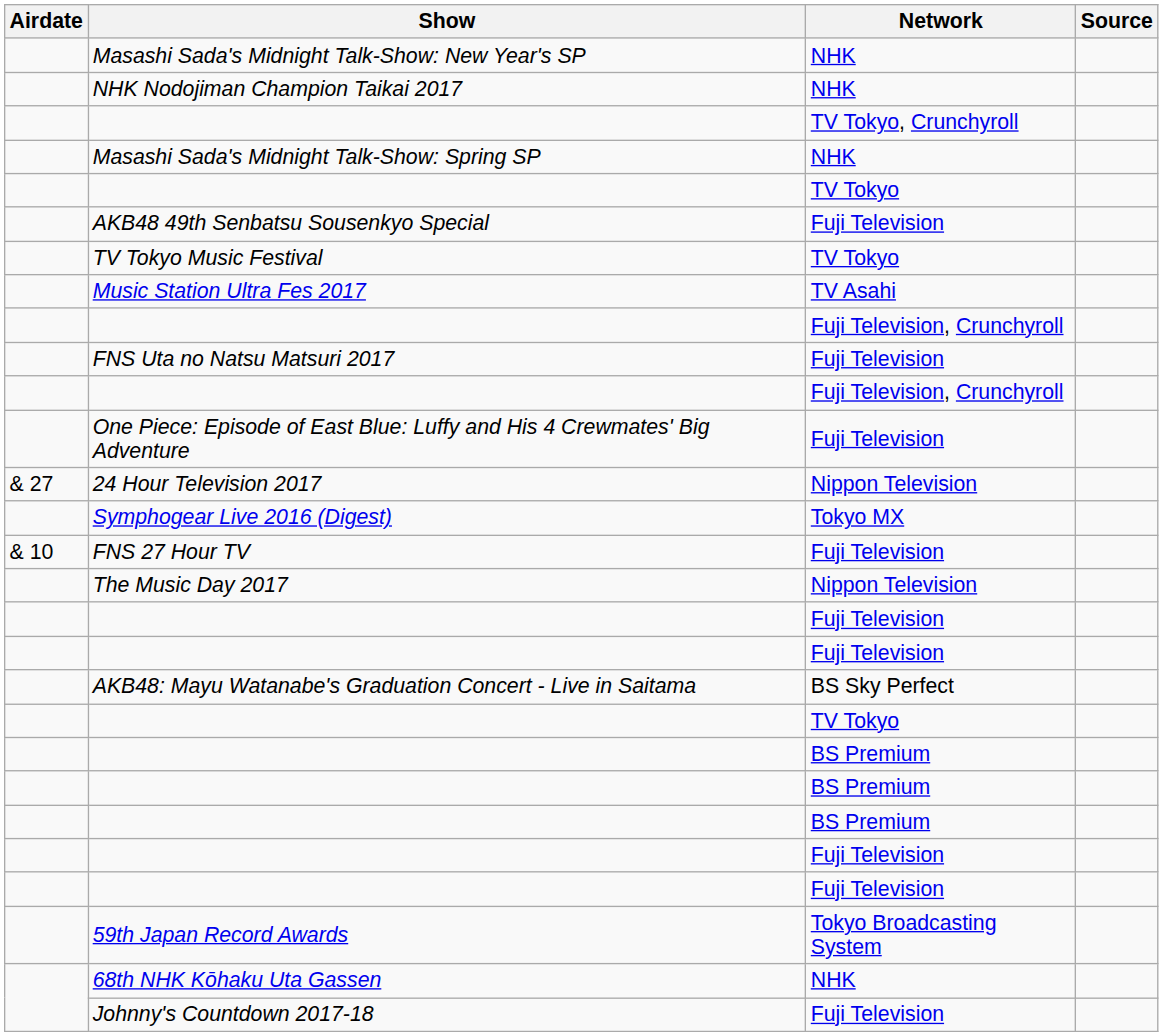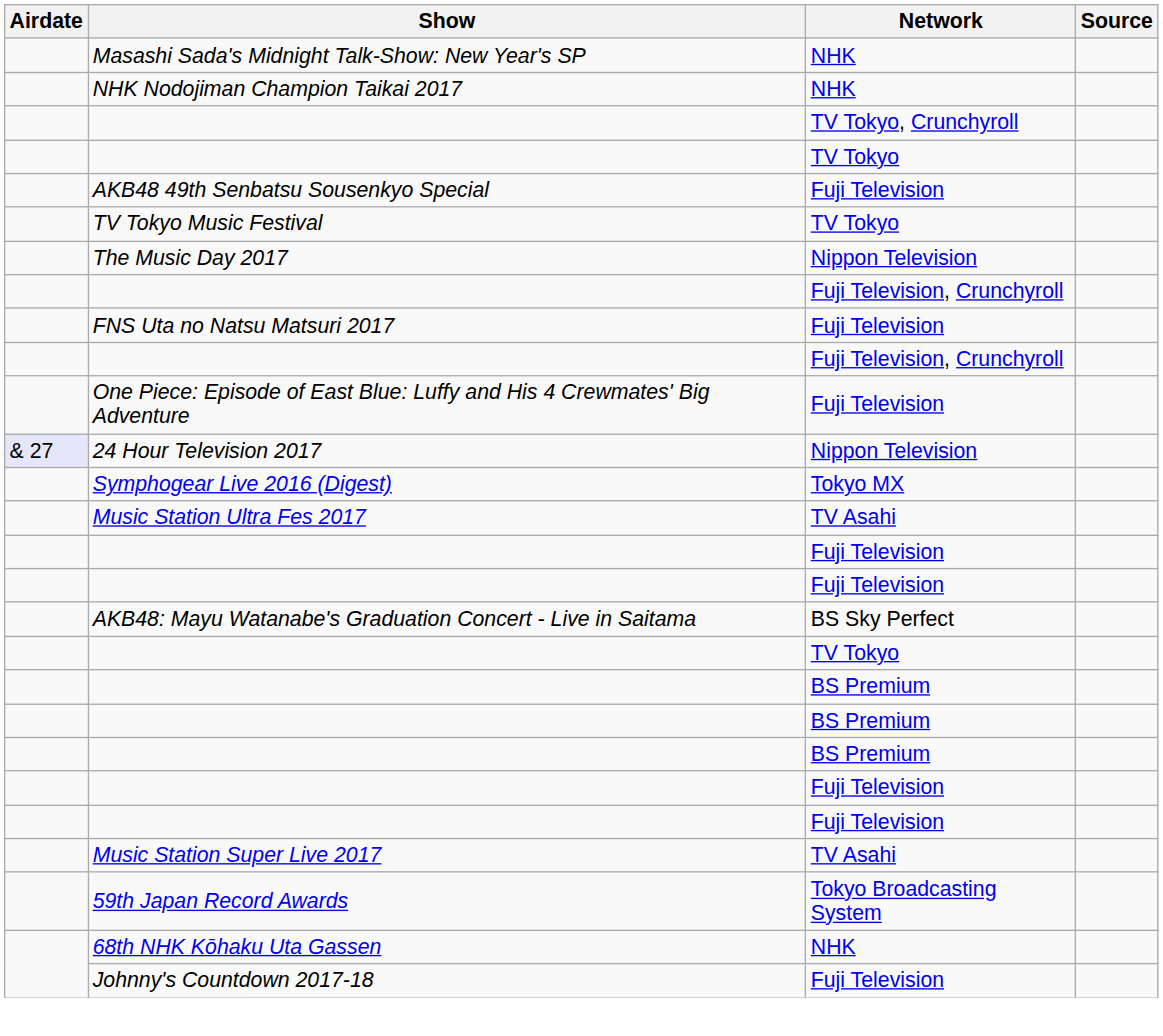- row: (317, 156)
rows swapped: (190, 585) <-> (229, 291)
(31, 484) no background -> (31, 450) lavender background
- row: (171, 551)
+ row: (237, 855)
